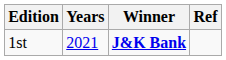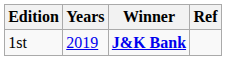(82, 42) 2021 -> (82, 42) 2019
